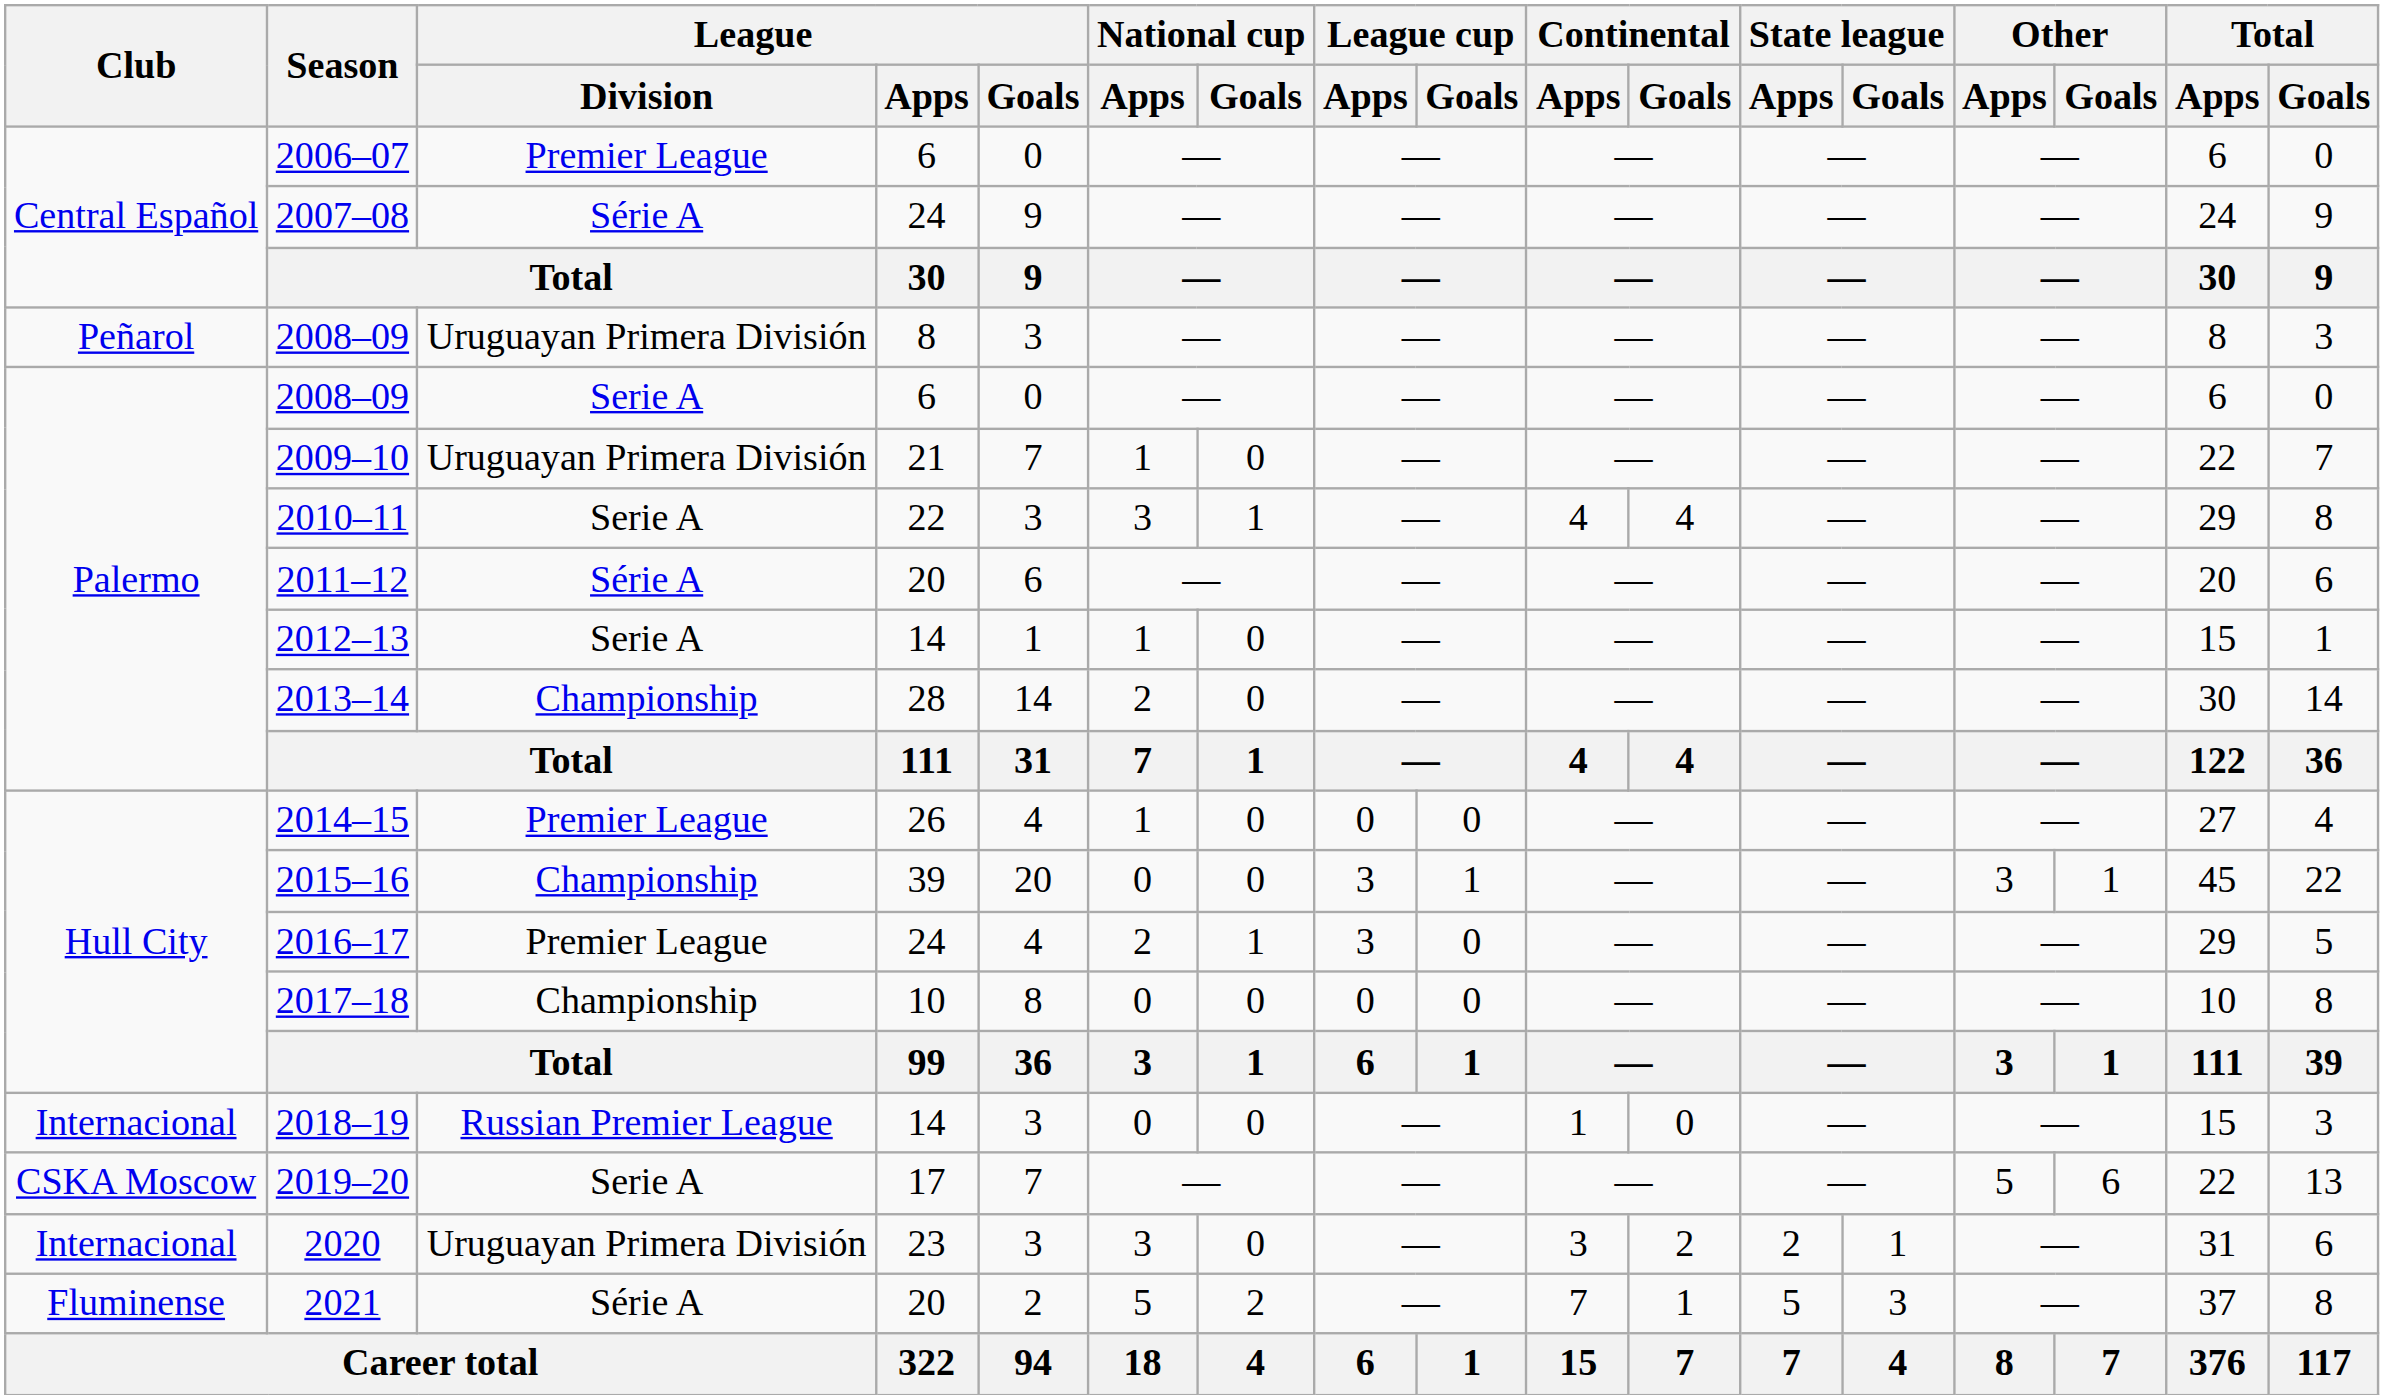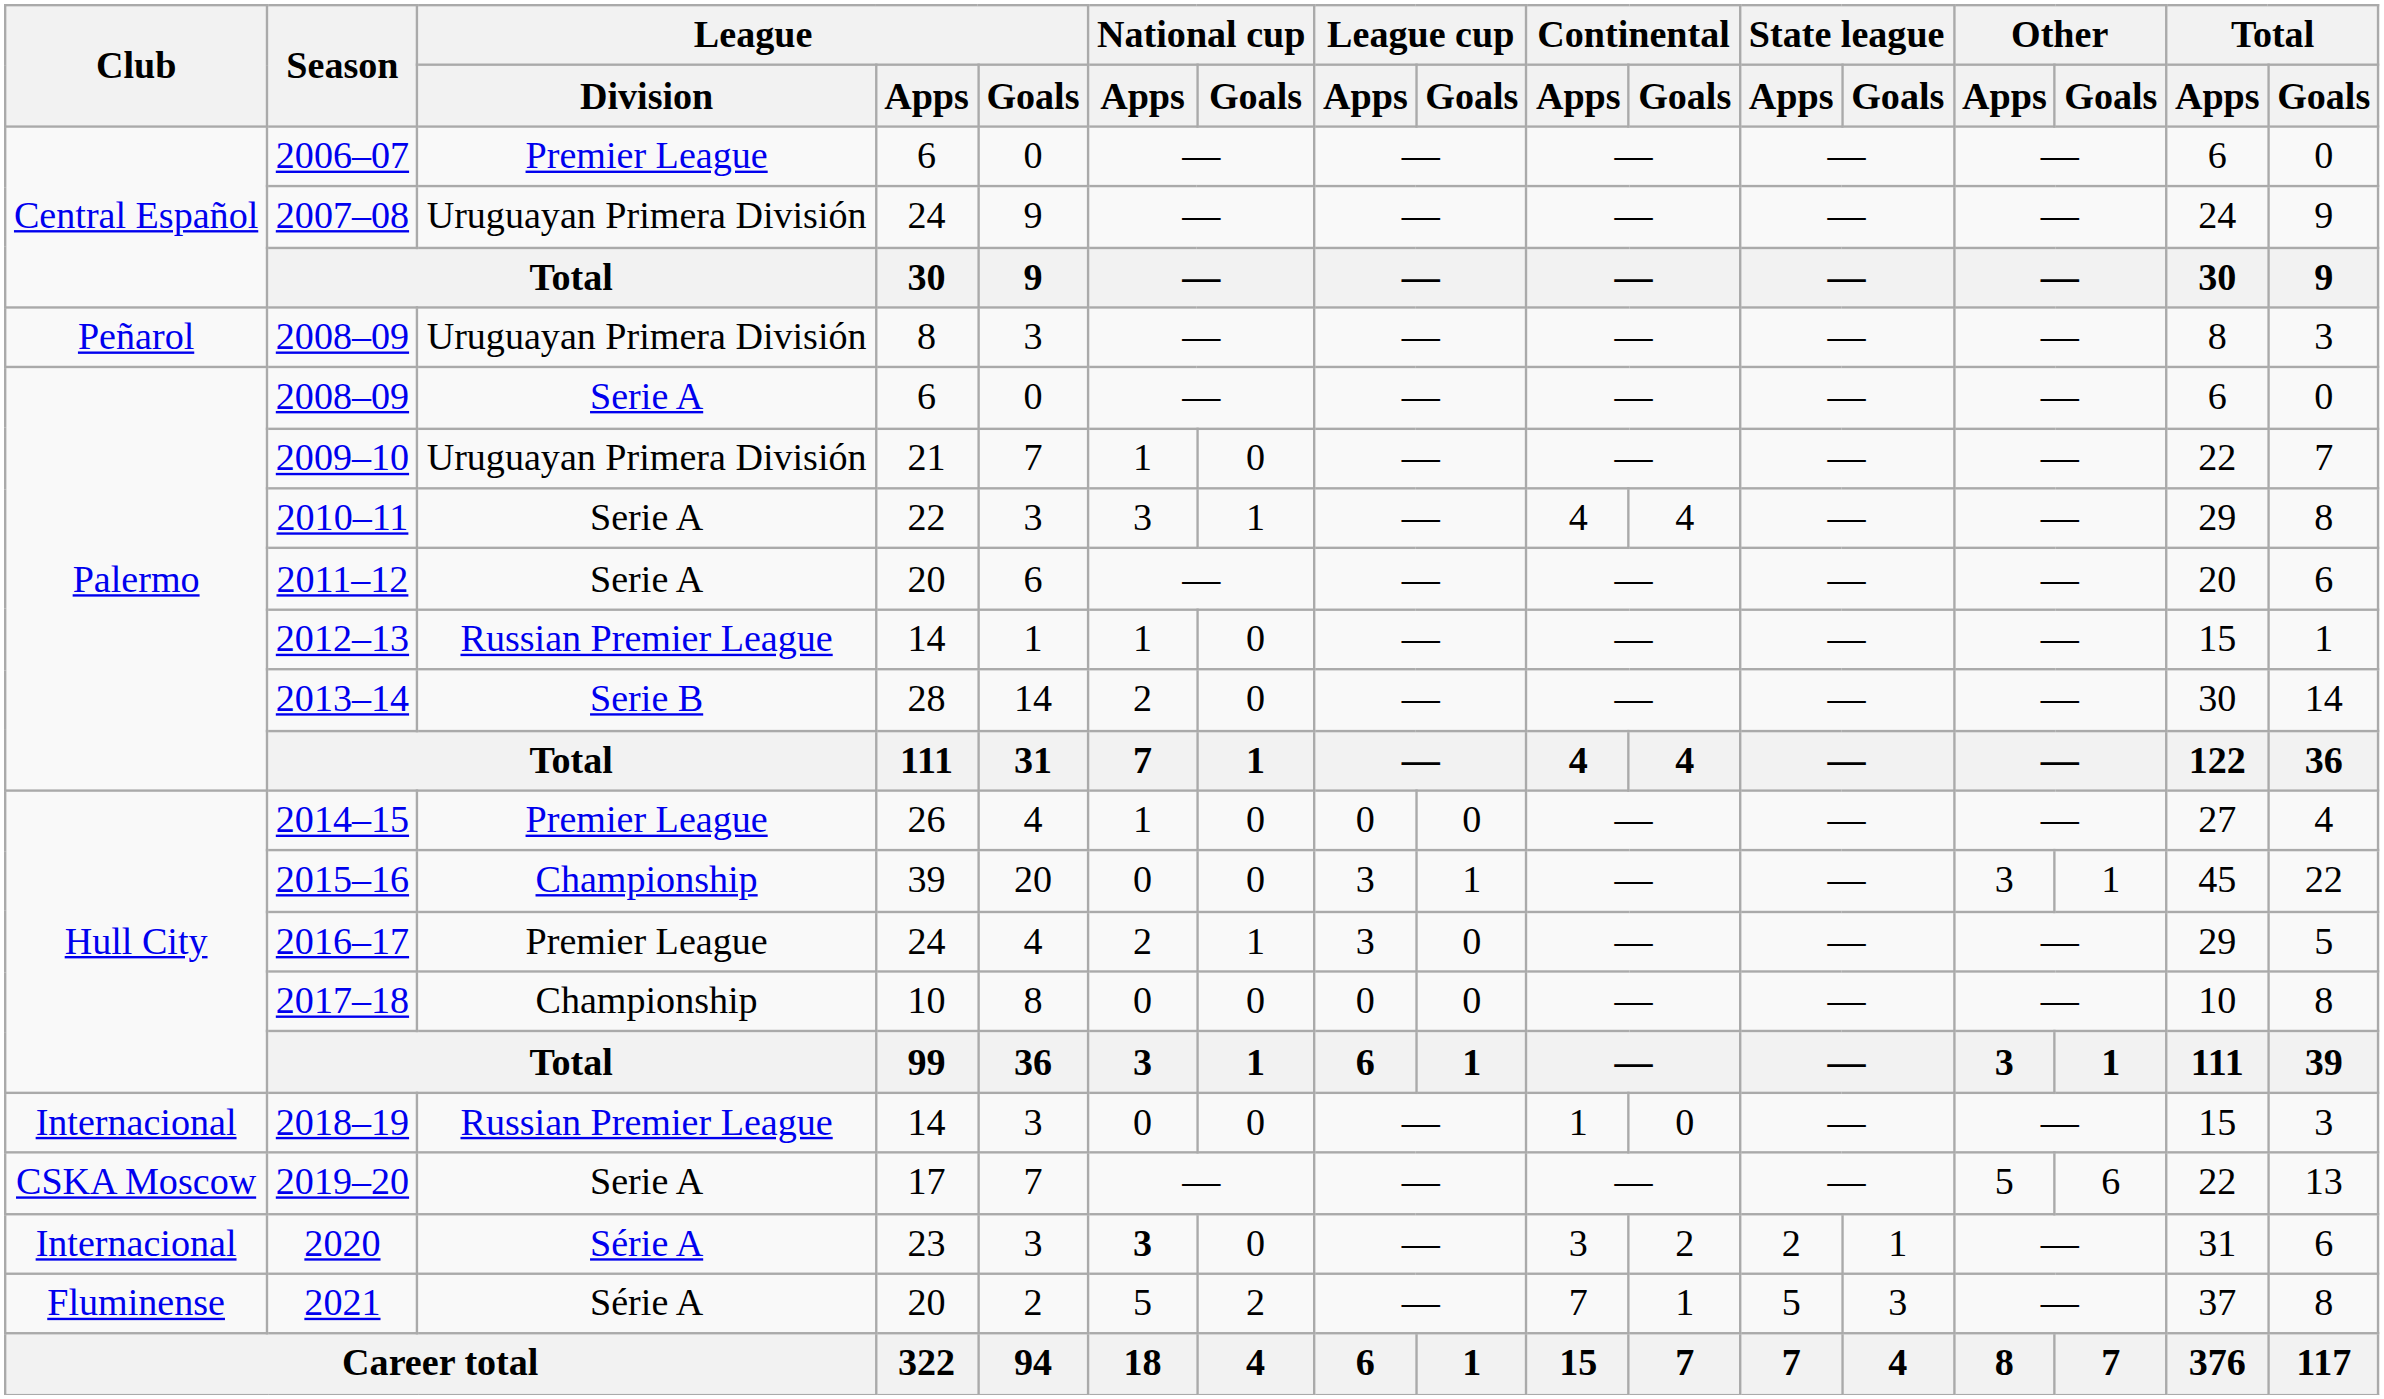(647, 215) Série A -> (647, 215) Uruguayan Primera División
(647, 578) Série A -> (647, 578) Serie A
(647, 638) Serie A -> (647, 638) Russian Premier League
(647, 699) Championship -> (647, 699) Serie B
(647, 1242) Uruguayan Primera División -> (647, 1242) Série A
(1143, 1242) normal -> (1143, 1242) bold
